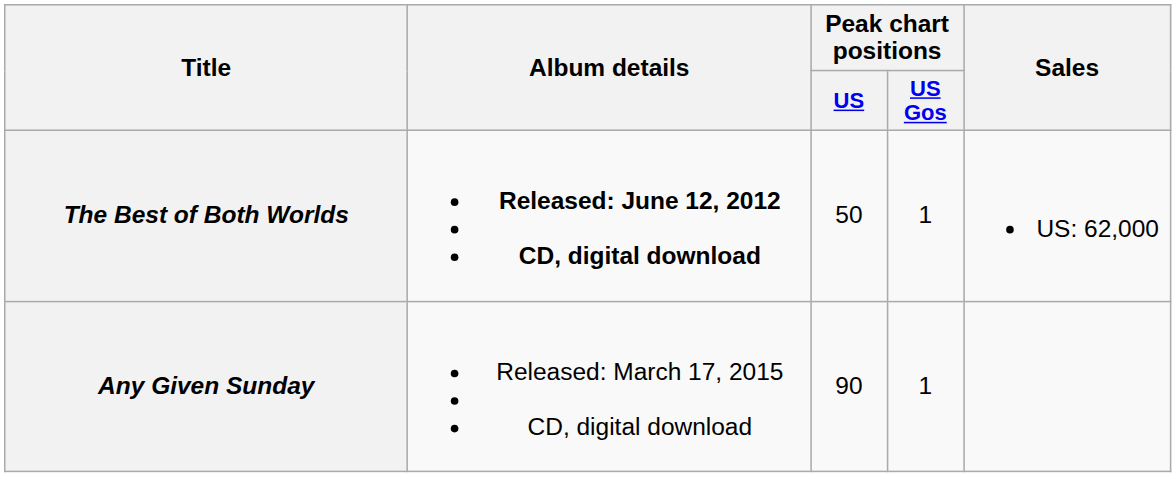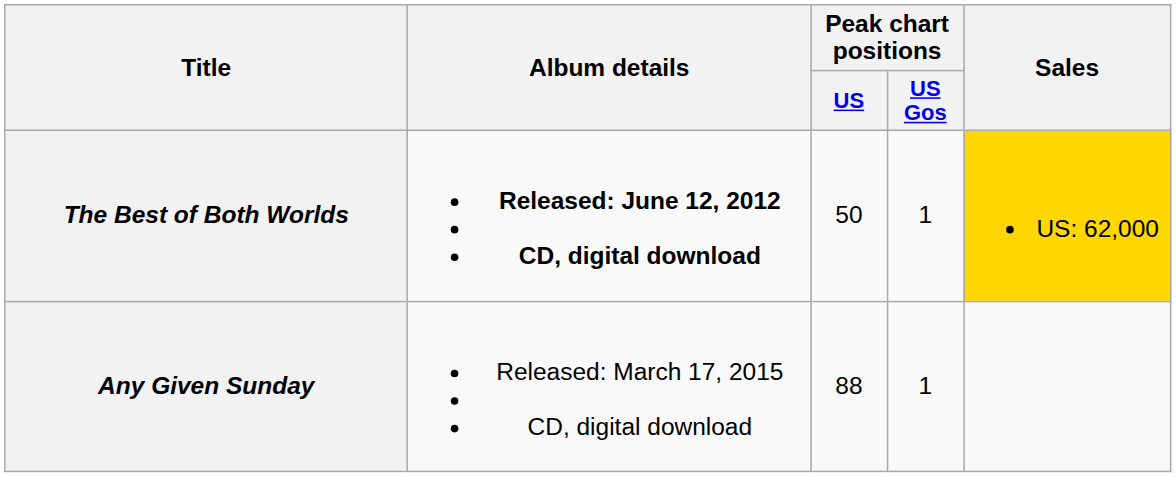(1067, 229) no background -> (1067, 229) gold background
(849, 385) 90 -> (849, 385) 88
